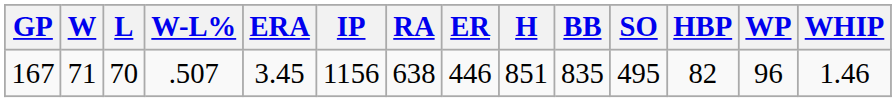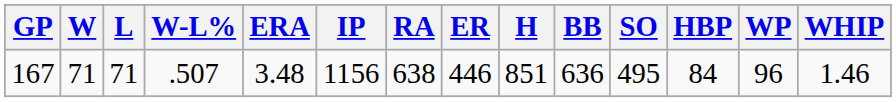(124, 72) 70 -> (124, 72) 71
(280, 72) 3.45 -> (280, 72) 3.48
(582, 72) 835 -> (582, 72) 636
(703, 72) 82 -> (703, 72) 84
